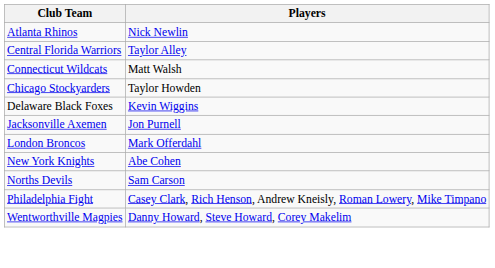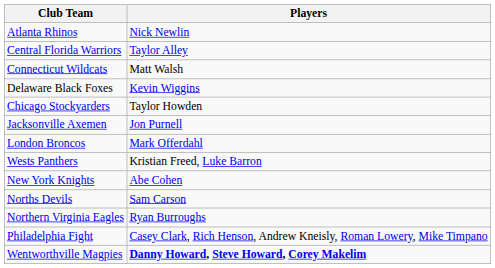rows swapped: (58, 87) <-> (60, 106)
+ row: (42, 161)
+ row: (66, 217)
(240, 217) normal -> (248, 254) bold
